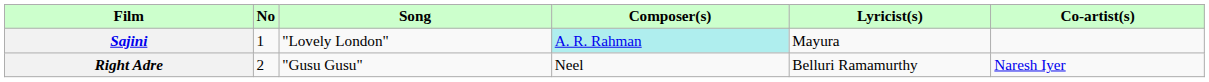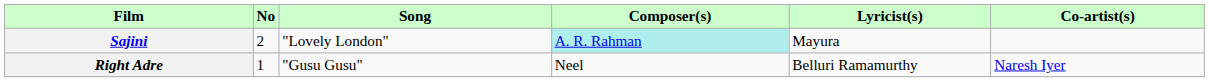(260, 40) 1 -> (260, 40) 2
(260, 64) 2 -> (260, 64) 1
